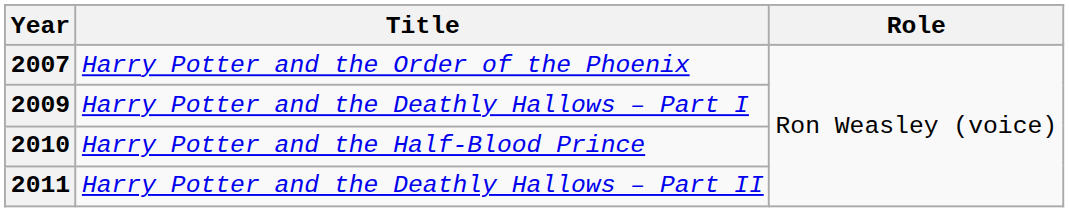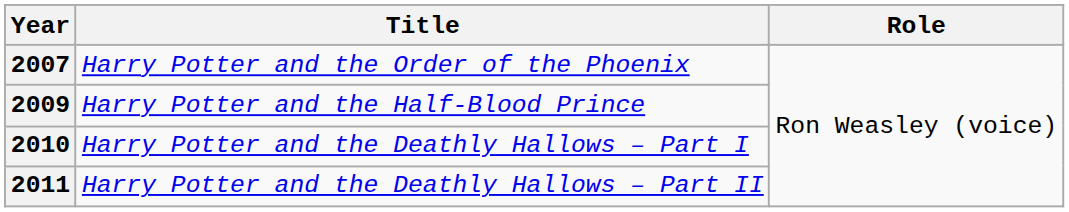(415, 106) Harry Potter and the Deathly Hallows – Part I -> (364, 106) Harry Potter and the Half-Blood Prince
(364, 146) Harry Potter and the Half-Blood Prince -> (415, 146) Harry Potter and the Deathly Hallows – Part I
